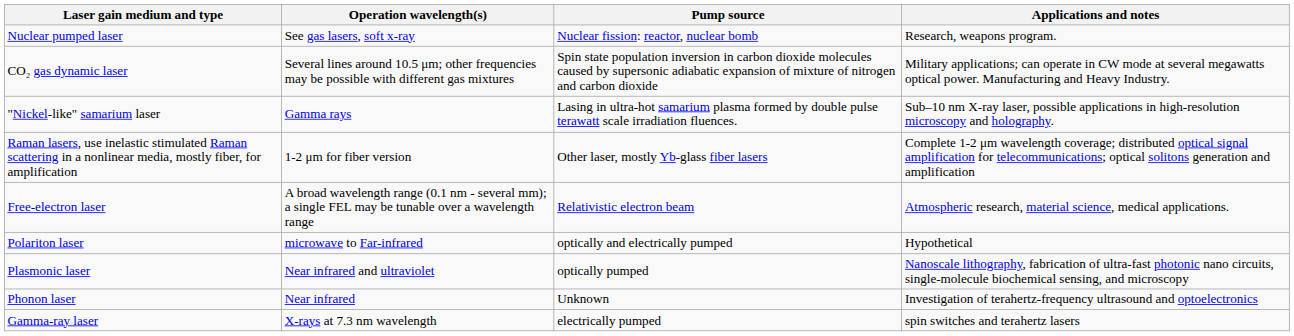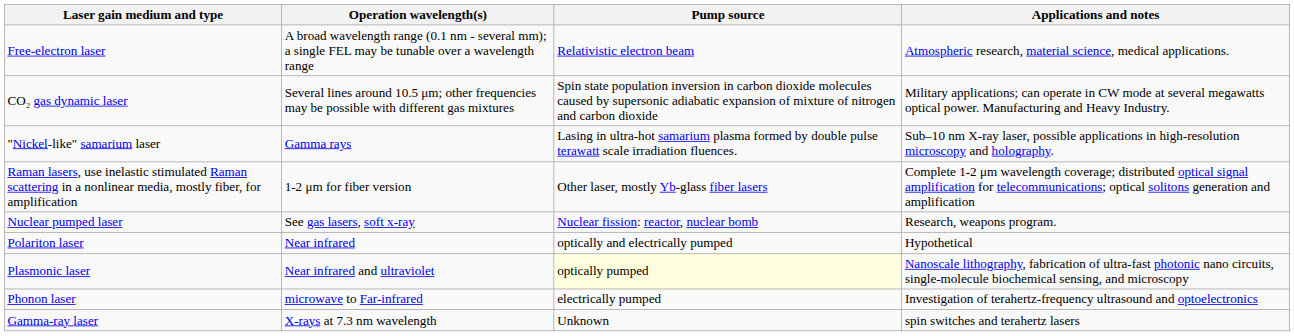rows swapped: (56, 207) <-> (65, 35)
(354, 243) microwave to Far-infrared -> (320, 243) Near infrared
(603, 271) no background -> (603, 271) lightyellow background
(320, 299) Near infrared -> (354, 299) microwave to Far-infrared
(583, 299) Unknown -> (609, 299) electrically pumped
(609, 320) electrically pumped -> (583, 320) Unknown
